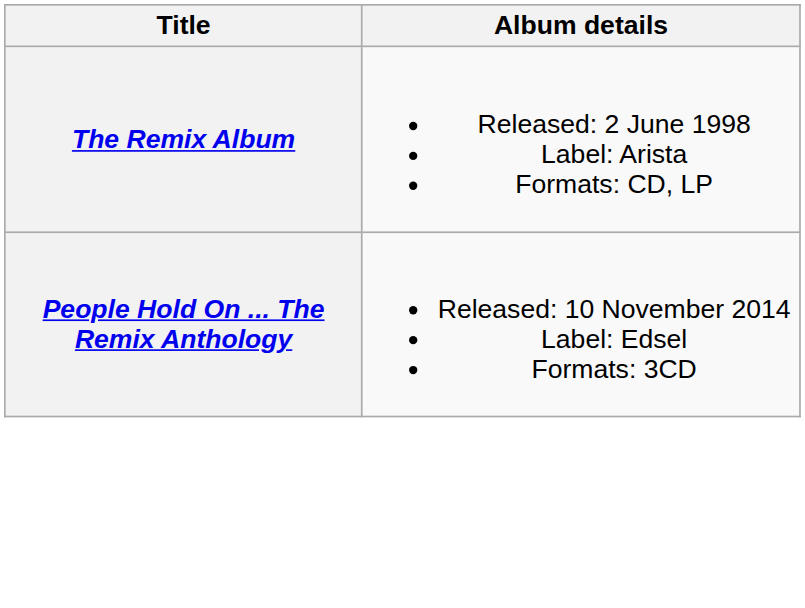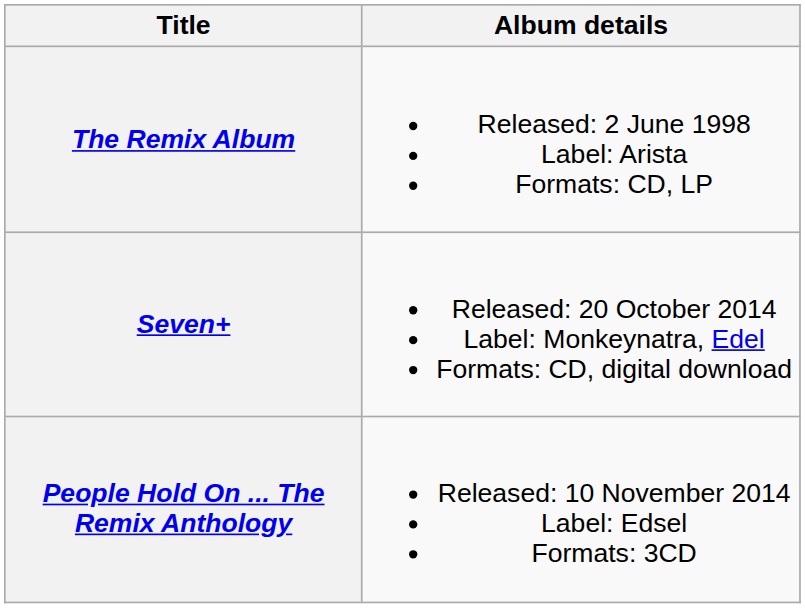+ row: (184, 323)
